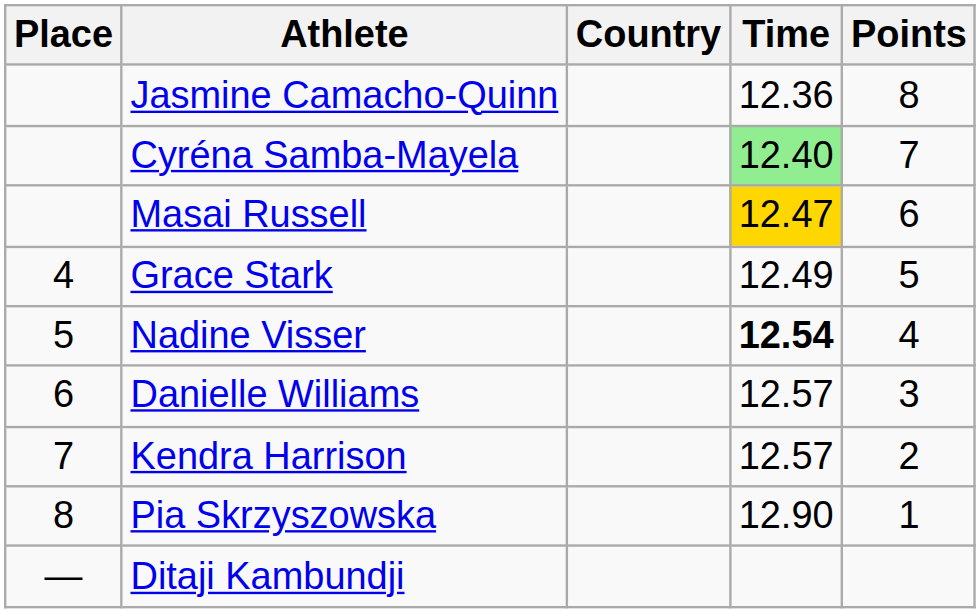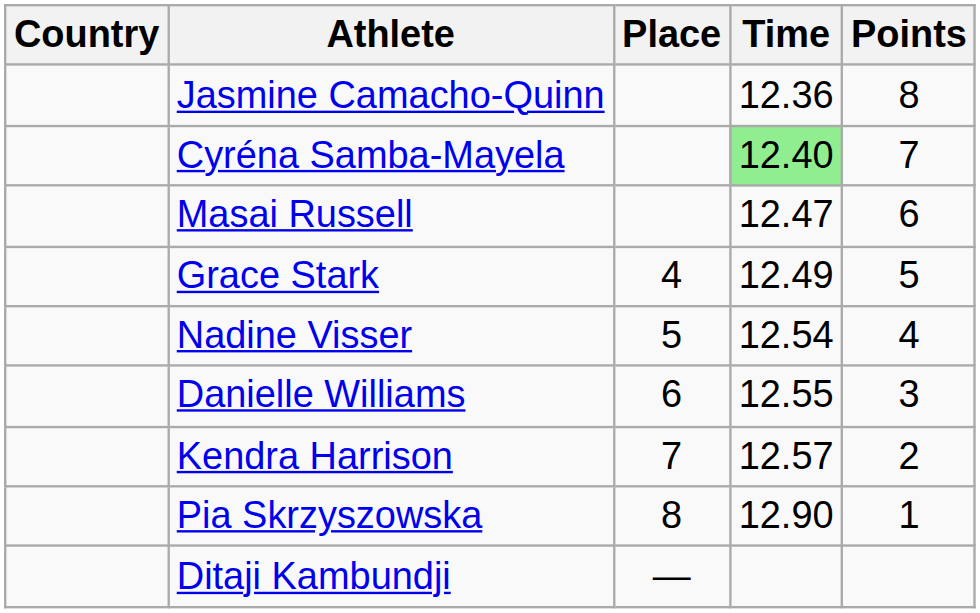columns swapped: (63, 34) <-> (649, 34)
(786, 214) gold background -> (786, 214) no background
(786, 335) bold -> (786, 335) normal
(786, 395) 12.57 -> (786, 395) 12.55
